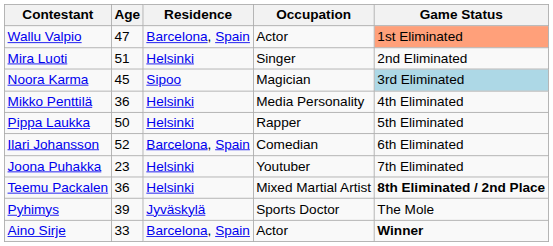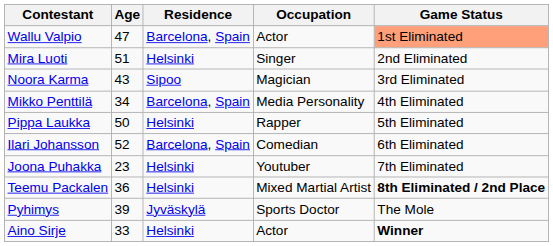(122, 79) 45 -> (122, 79) 43
(421, 79) lightblue background -> (421, 79) no background
(122, 101) 36 -> (122, 101) 34
(170, 101) Helsinki -> (198, 101) Barcelona, Spain
(198, 230) Barcelona, Spain -> (170, 230) Helsinki
